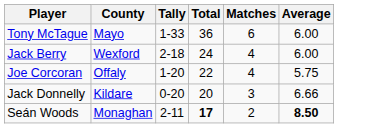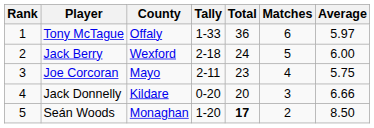+ column: (23, 14)
(109, 34) Mayo -> (146, 34) Offaly
(306, 34) 6.00 -> (343, 34) 5.97
(251, 53) 4 -> (287, 53) 5
(110, 73) Offaly -> (145, 73) Mayo
(172, 73) 1-20 -> (208, 73) 2-11
(206, 73) 22 -> (242, 73) 23
(172, 113) 2-11 -> (208, 113) 1-20
(306, 113) bold -> (343, 113) normal
